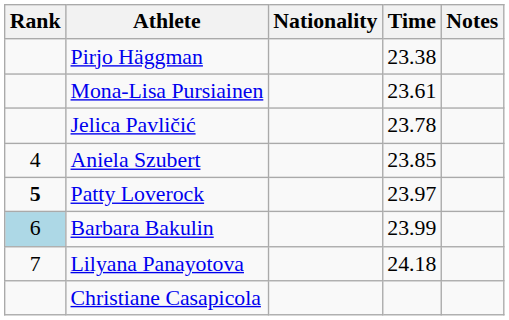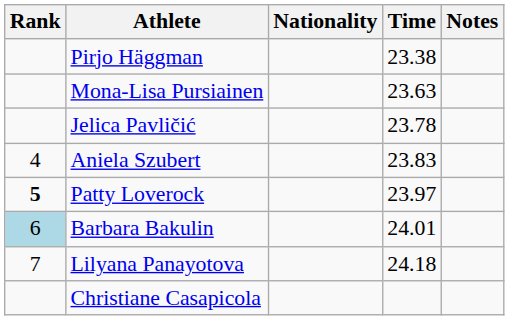(412, 90) 23.61 -> (412, 90) 23.63
(412, 159) 23.85 -> (412, 159) 23.83
(412, 228) 23.99 -> (412, 228) 24.01
